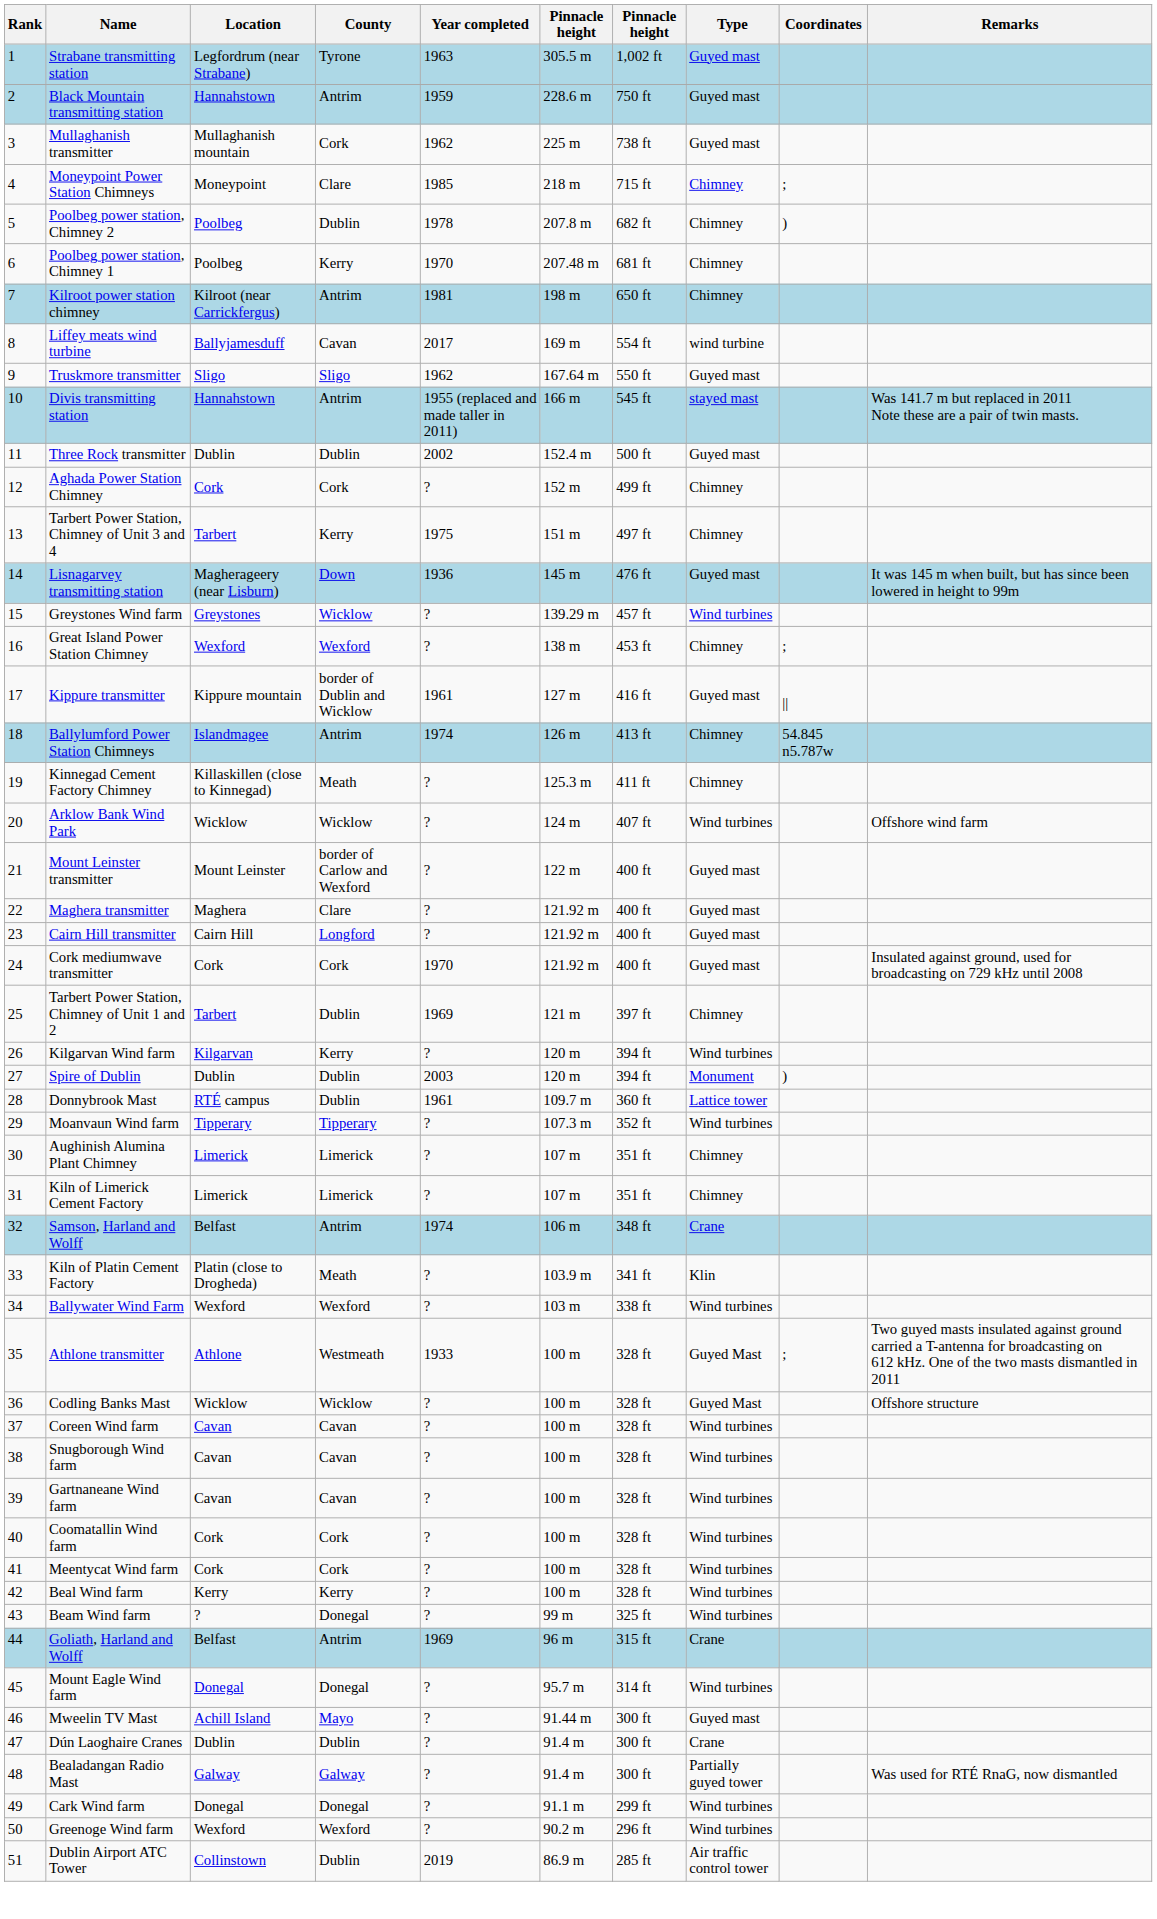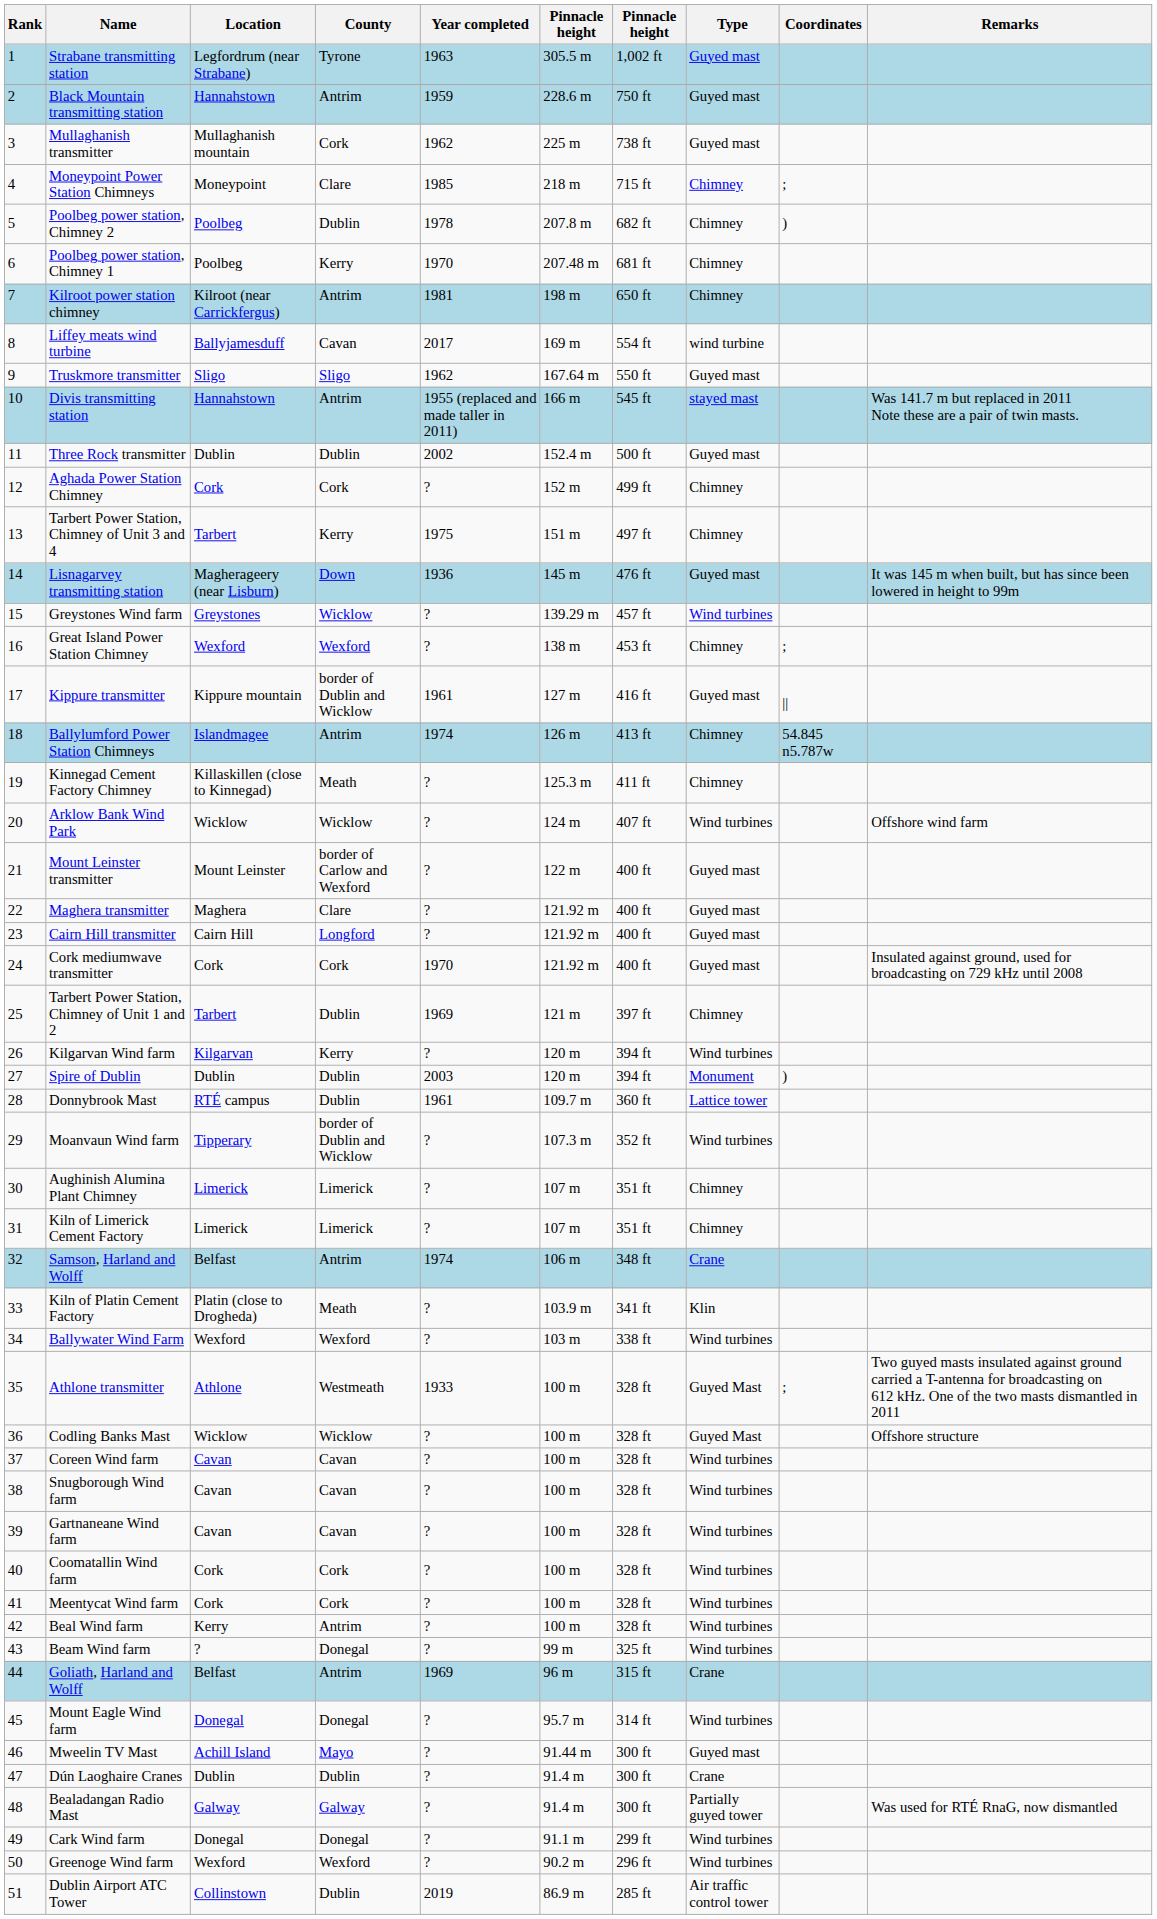(348, 1123) Tipperary -> (352, 1140) border of Dublin and Wicklow
(336, 1592) Kerry -> (340, 1625) Antrim
